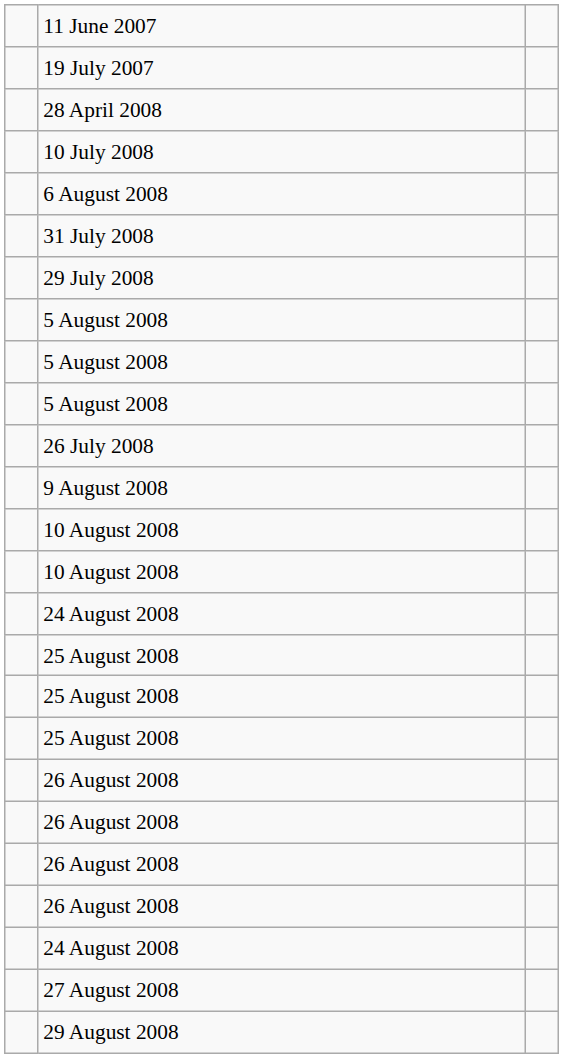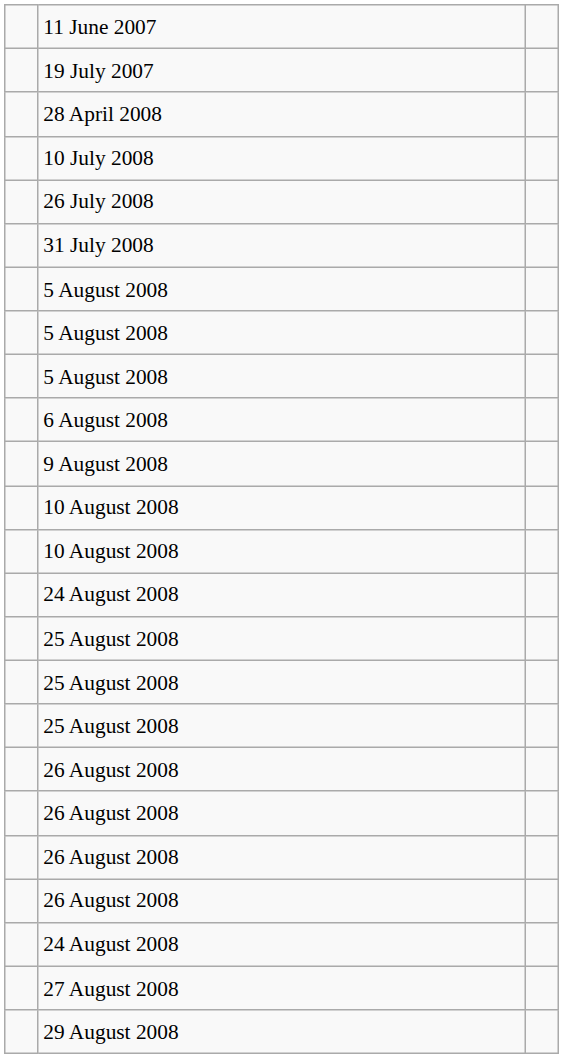rows swapped: (22, 445) <-> (22, 194)
- row: (22, 278)
